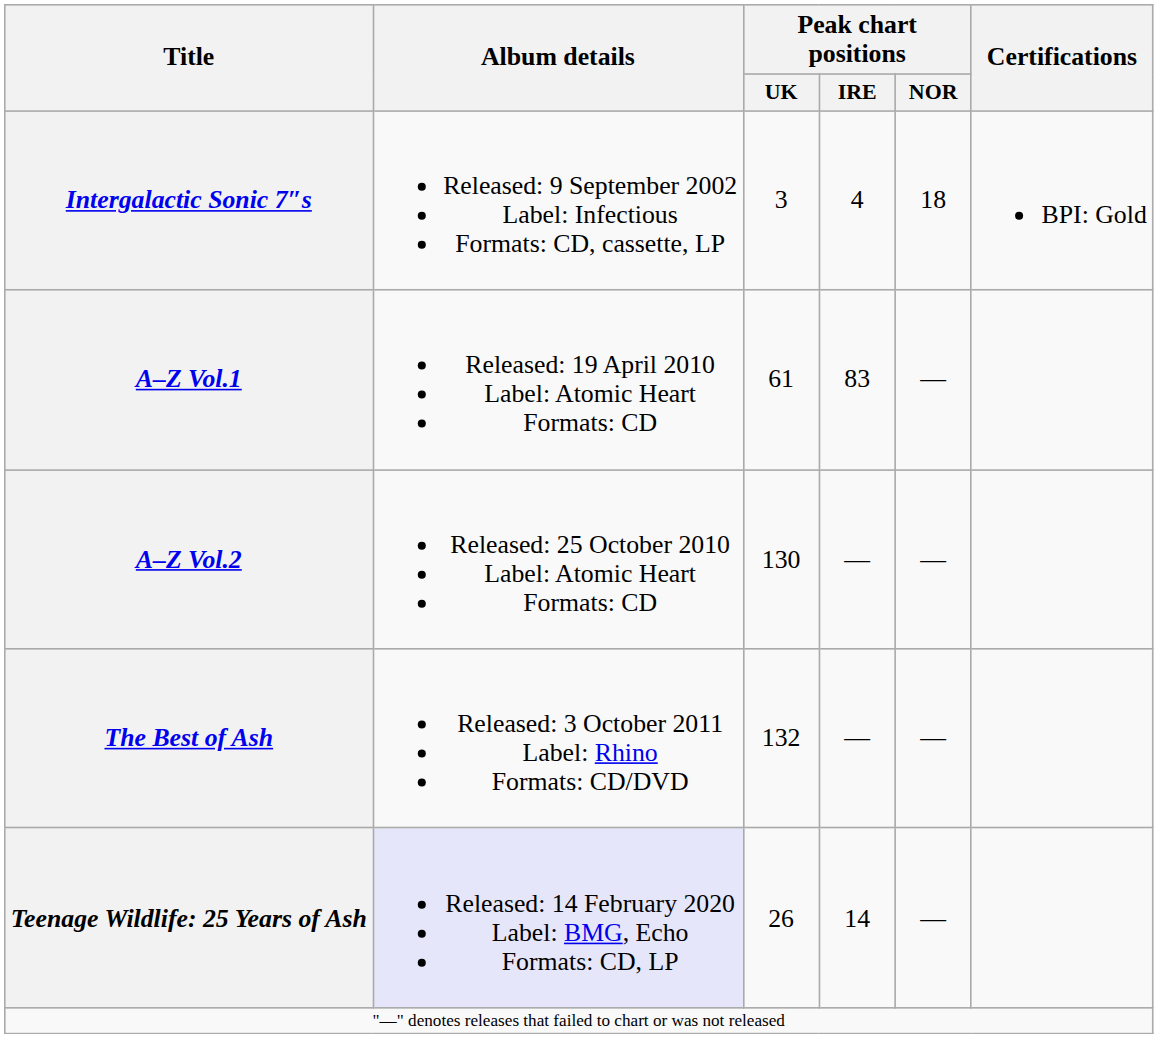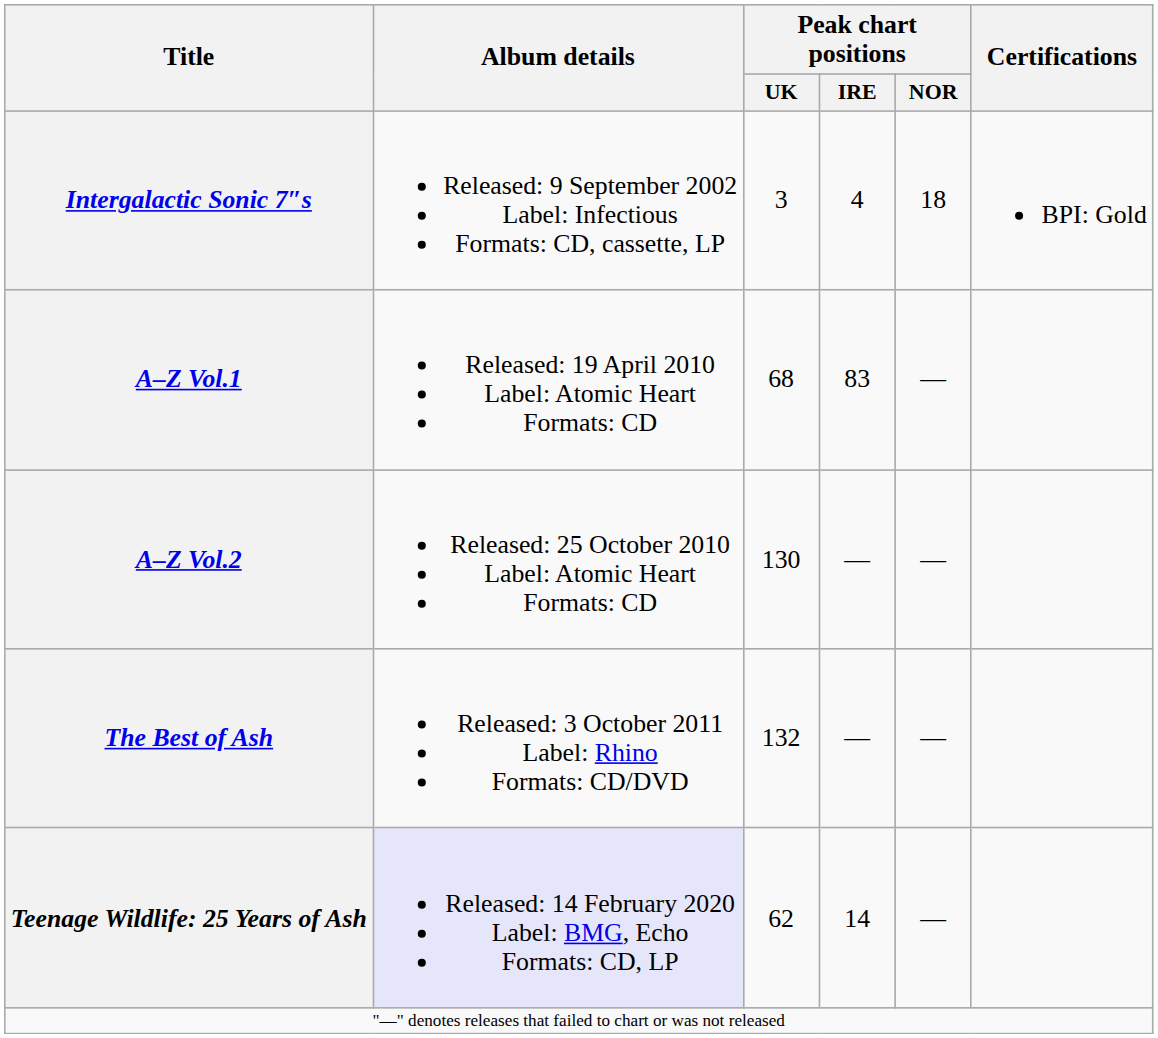(781, 379) 61 -> (781, 379) 68
(781, 917) 26 -> (781, 917) 62
